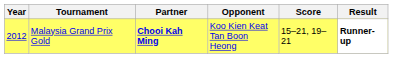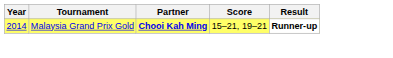- column: (243, 12)
(17, 36) 2012 -> (17, 26) 2014
